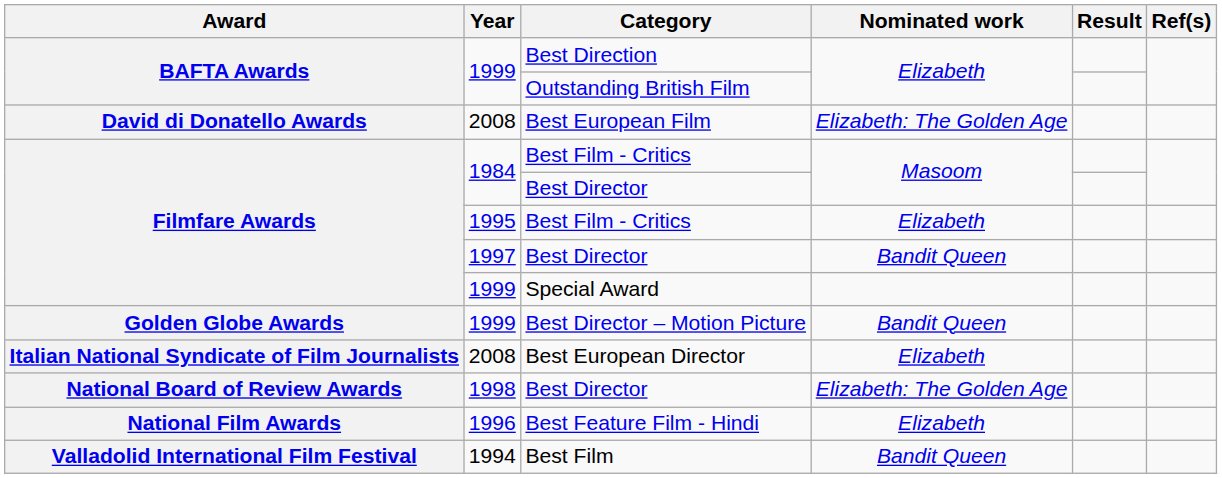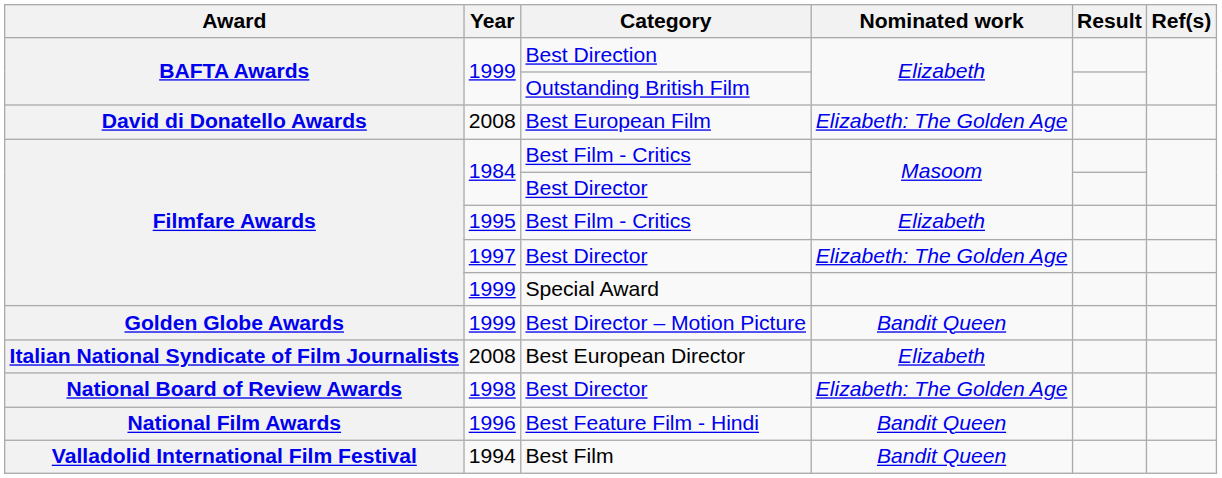(942, 255) Bandit Queen -> (942, 255) Elizabeth: The Golden Age
(942, 423) Elizabeth -> (942, 423) Bandit Queen
